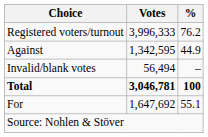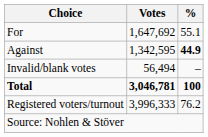rows swapped: (15, 104) <-> (65, 31)
(191, 50) normal -> (191, 50) bold
